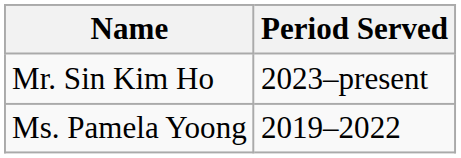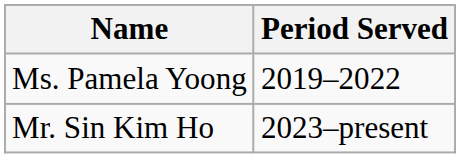rows swapped: (129, 127) <-> (113, 78)
